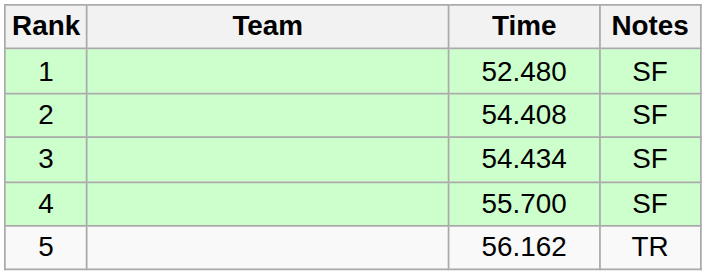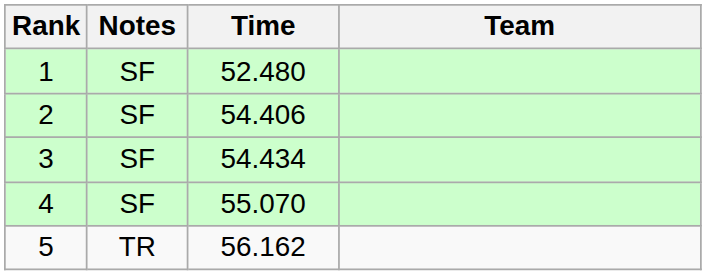columns swapped: (268, 26) <-> (650, 26)
(524, 114) 54.408 -> (263, 114) 54.406
(524, 203) 55.700 -> (263, 203) 55.070
